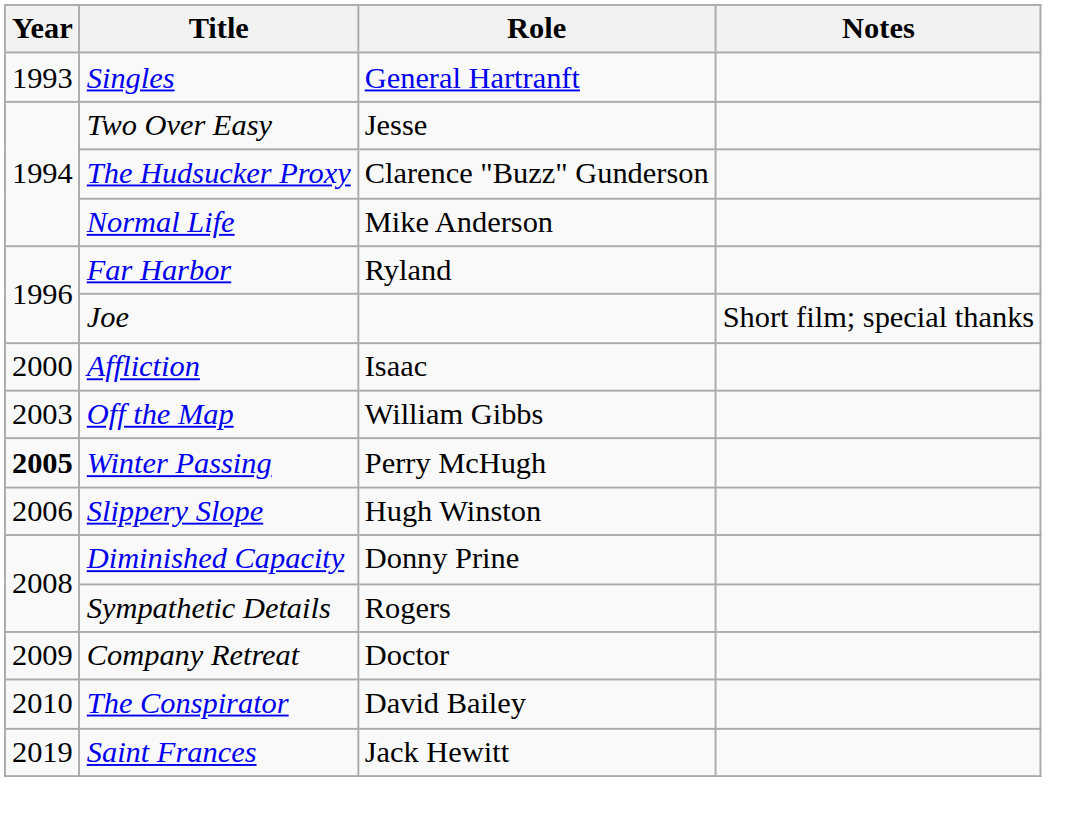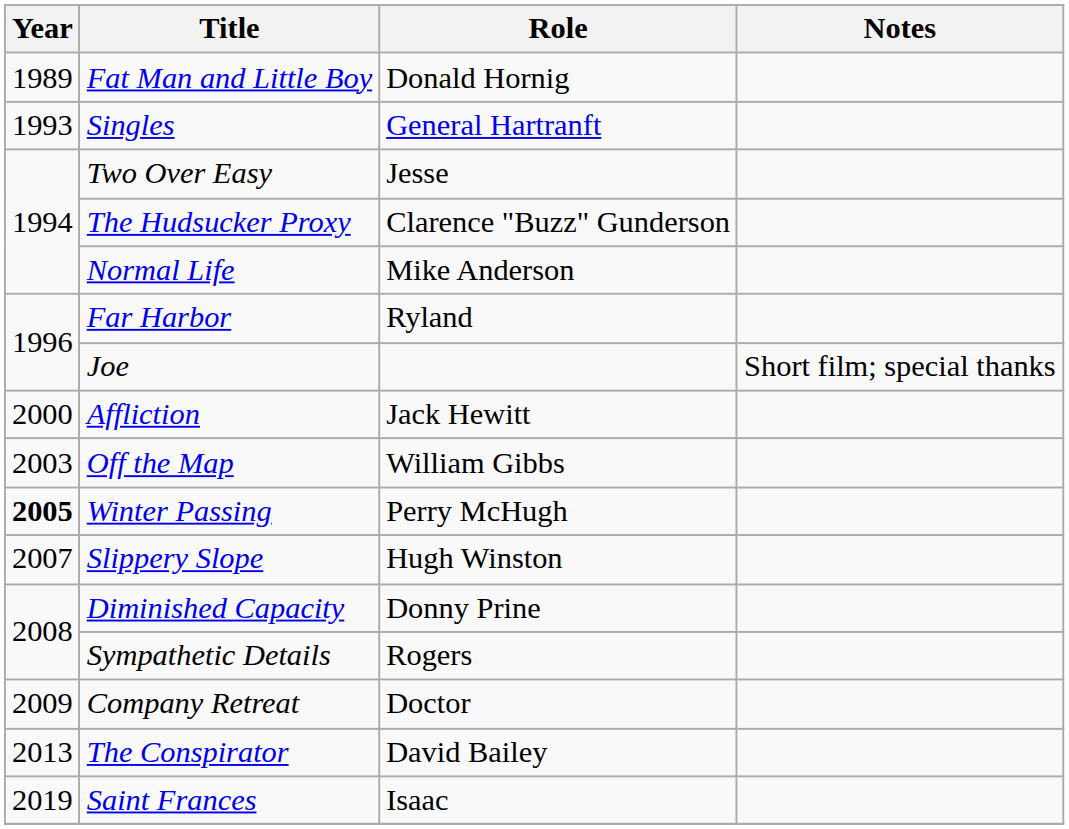+ row: (229, 76)
(396, 366) Isaac -> (458, 414) Jack Hewitt
(42, 510) 2006 -> (42, 558) 2007
(42, 703) 2010 -> (42, 751) 2013
(437, 751) Jack Hewitt -> (417, 800) Isaac
